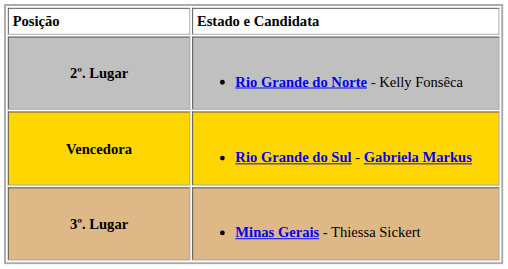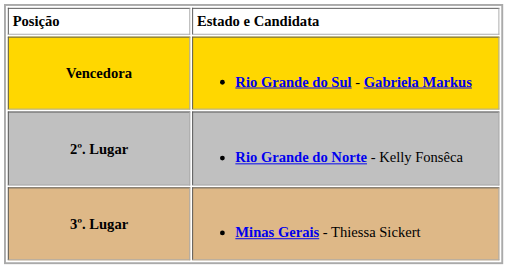rows swapped: (99, 148) <-> (99, 73)
